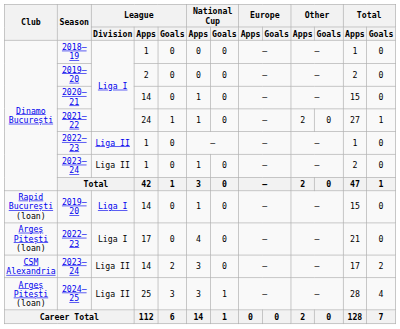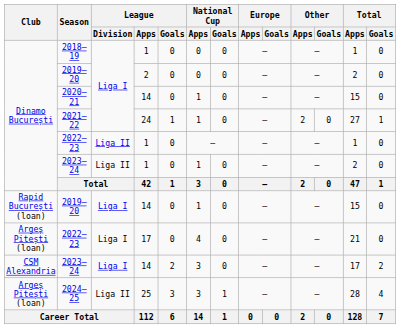(113, 266) Liga II -> (113, 266) Liga I
